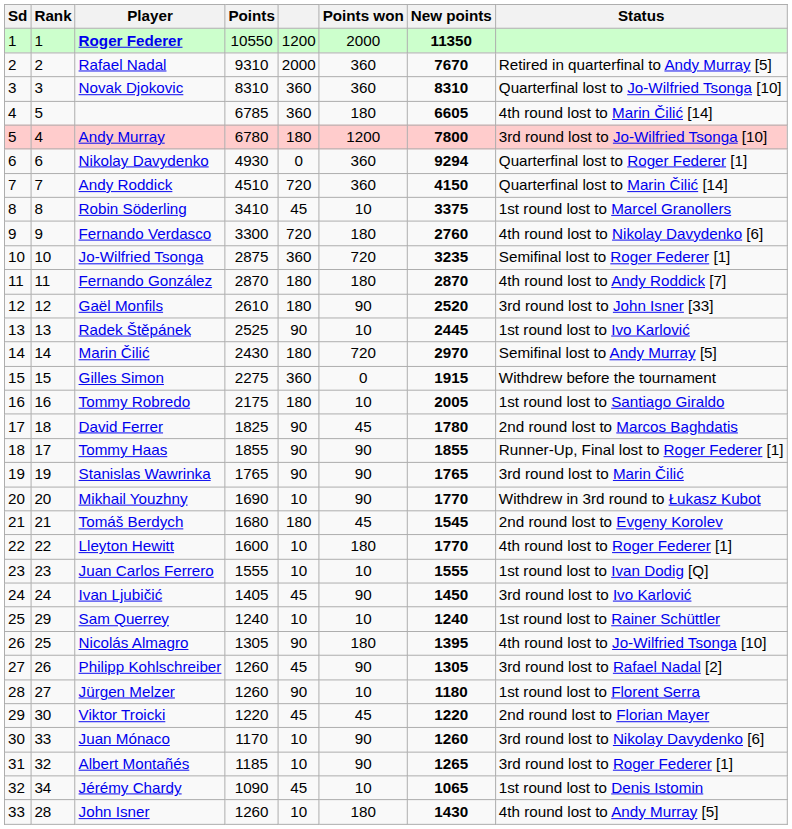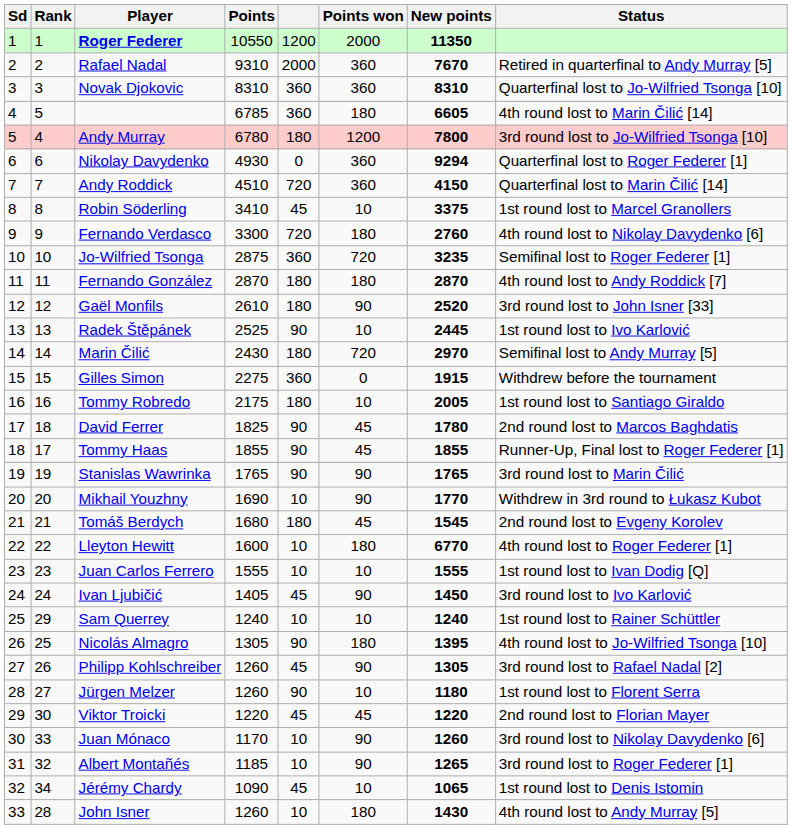(363, 450) 90 -> (363, 450) 45
(451, 546) 1770 -> (451, 546) 6770
